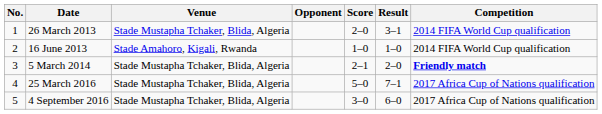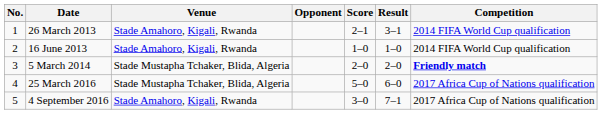(202, 30) Stade Mustapha Tchaker, Blida, Algeria -> (185, 30) Stade Amahoro, Kigali, Rwanda
(360, 30) 2–0 -> (360, 30) 2–1
(360, 65) 2–1 -> (360, 65) 2–0
(393, 83) 7–1 -> (393, 83) 6–0
(202, 100) Stade Mustapha Tchaker, Blida, Algeria -> (185, 100) Stade Amahoro, Kigali, Rwanda
(393, 100) 6–0 -> (393, 100) 7–1
